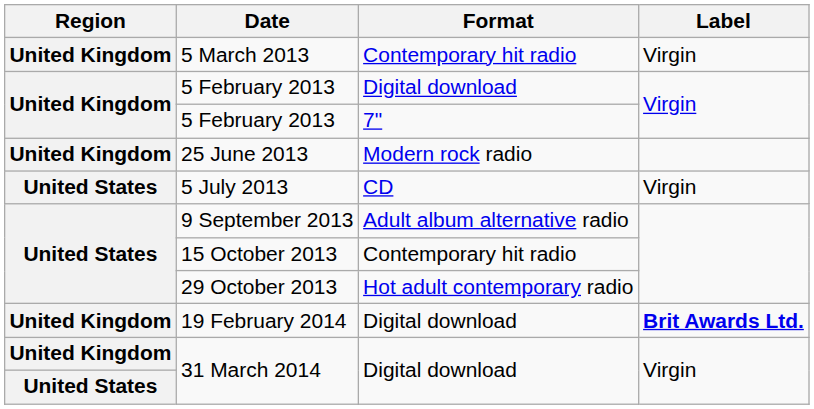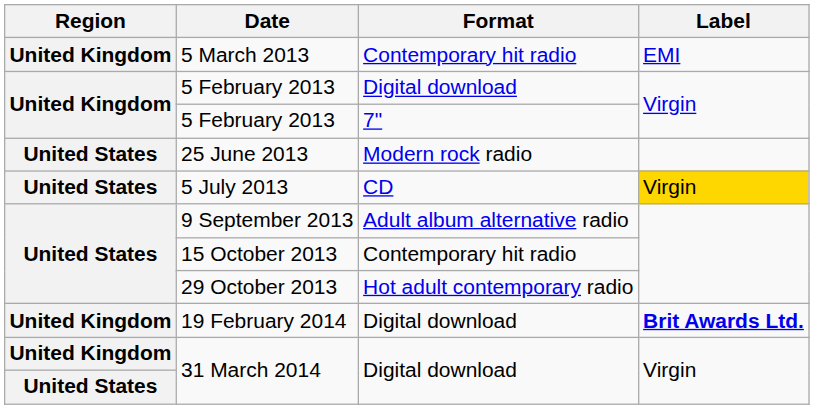(670, 54) Virgin -> (662, 54) EMI
(90, 154) United Kingdom -> (90, 154) United States
(670, 187) no background -> (670, 187) gold background
